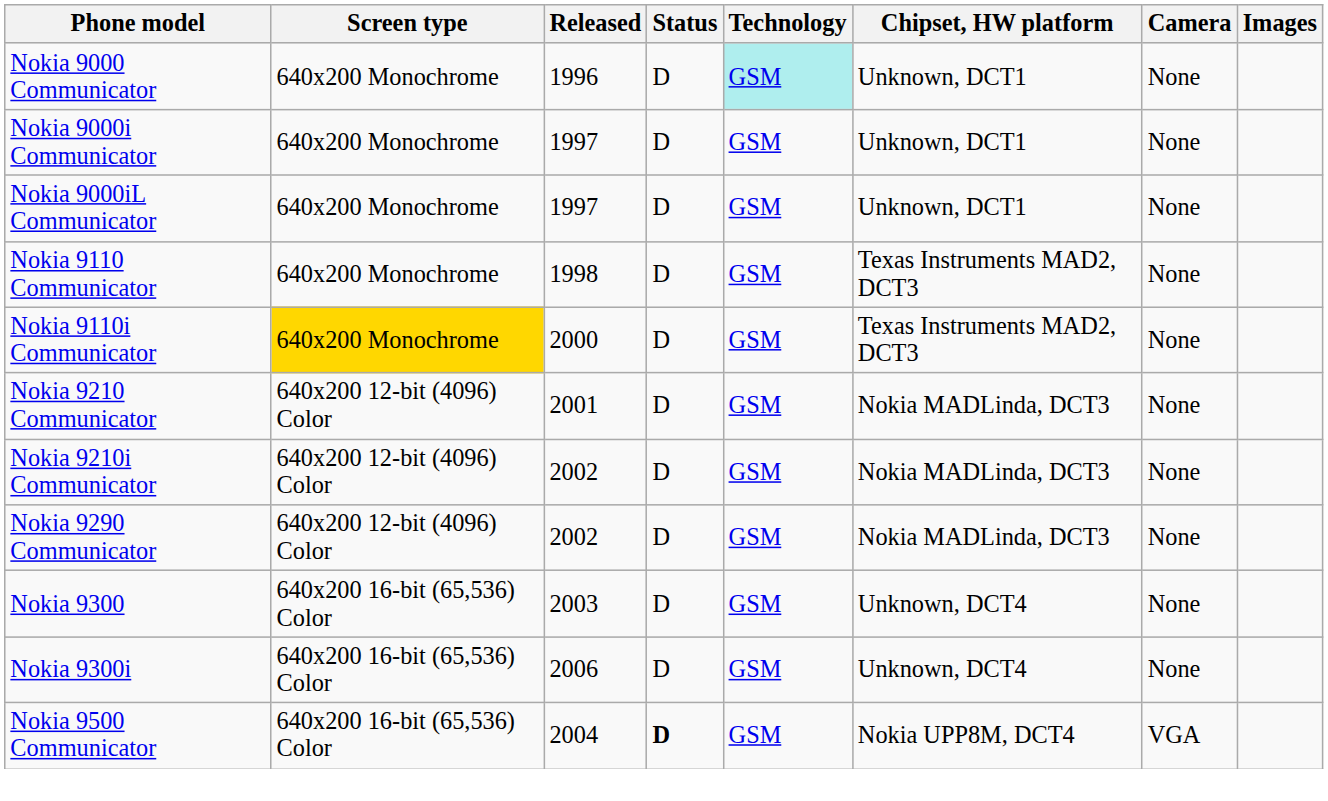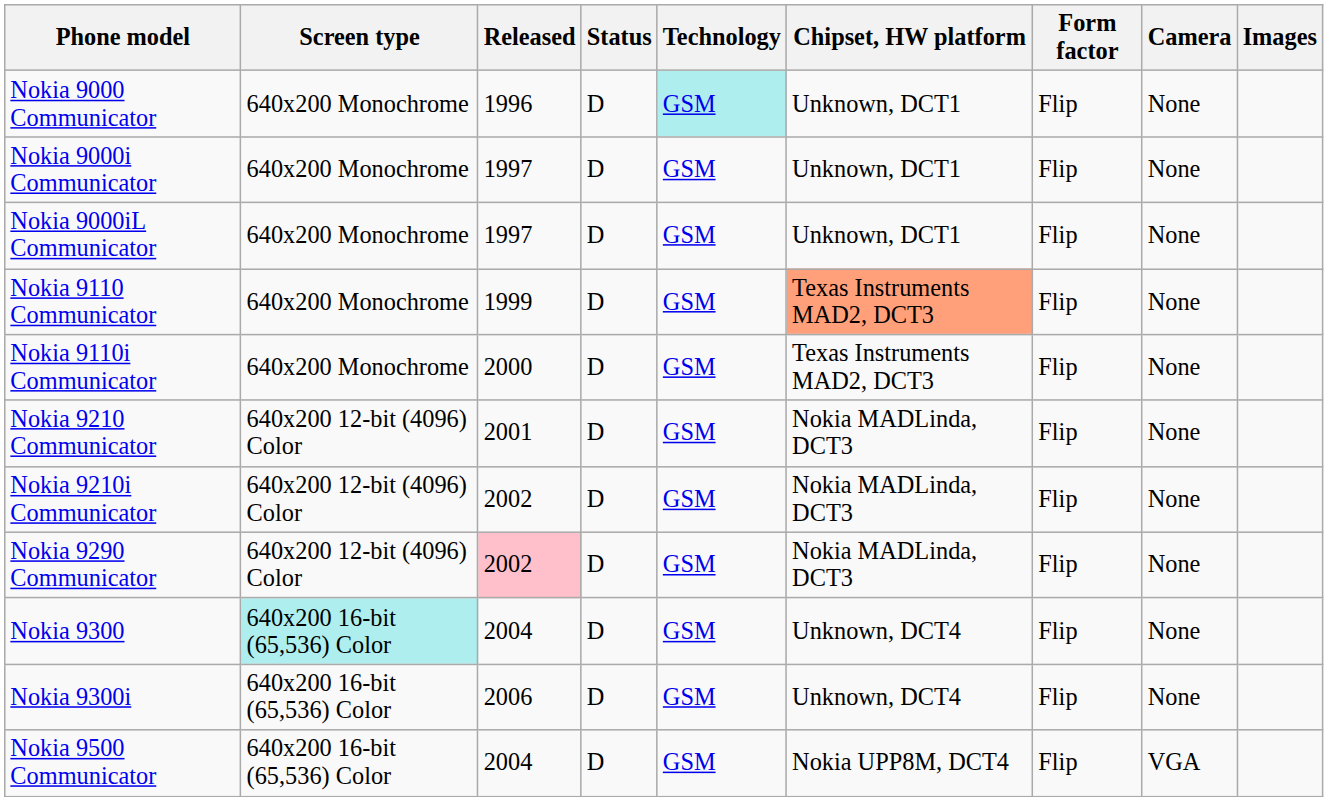+ column: (1087, 37)
(574, 273) 1998 -> (508, 301) 1999
(987, 273) no background -> (881, 301) lightsalmon background
(388, 339) gold background -> (358, 367) no background
(574, 537) no background -> (508, 564) pink background
(396, 603) no background -> (321, 630) paleturquoise background
(574, 603) 2003 -> (508, 630) 2004
(661, 735) bold -> (596, 762) normal
